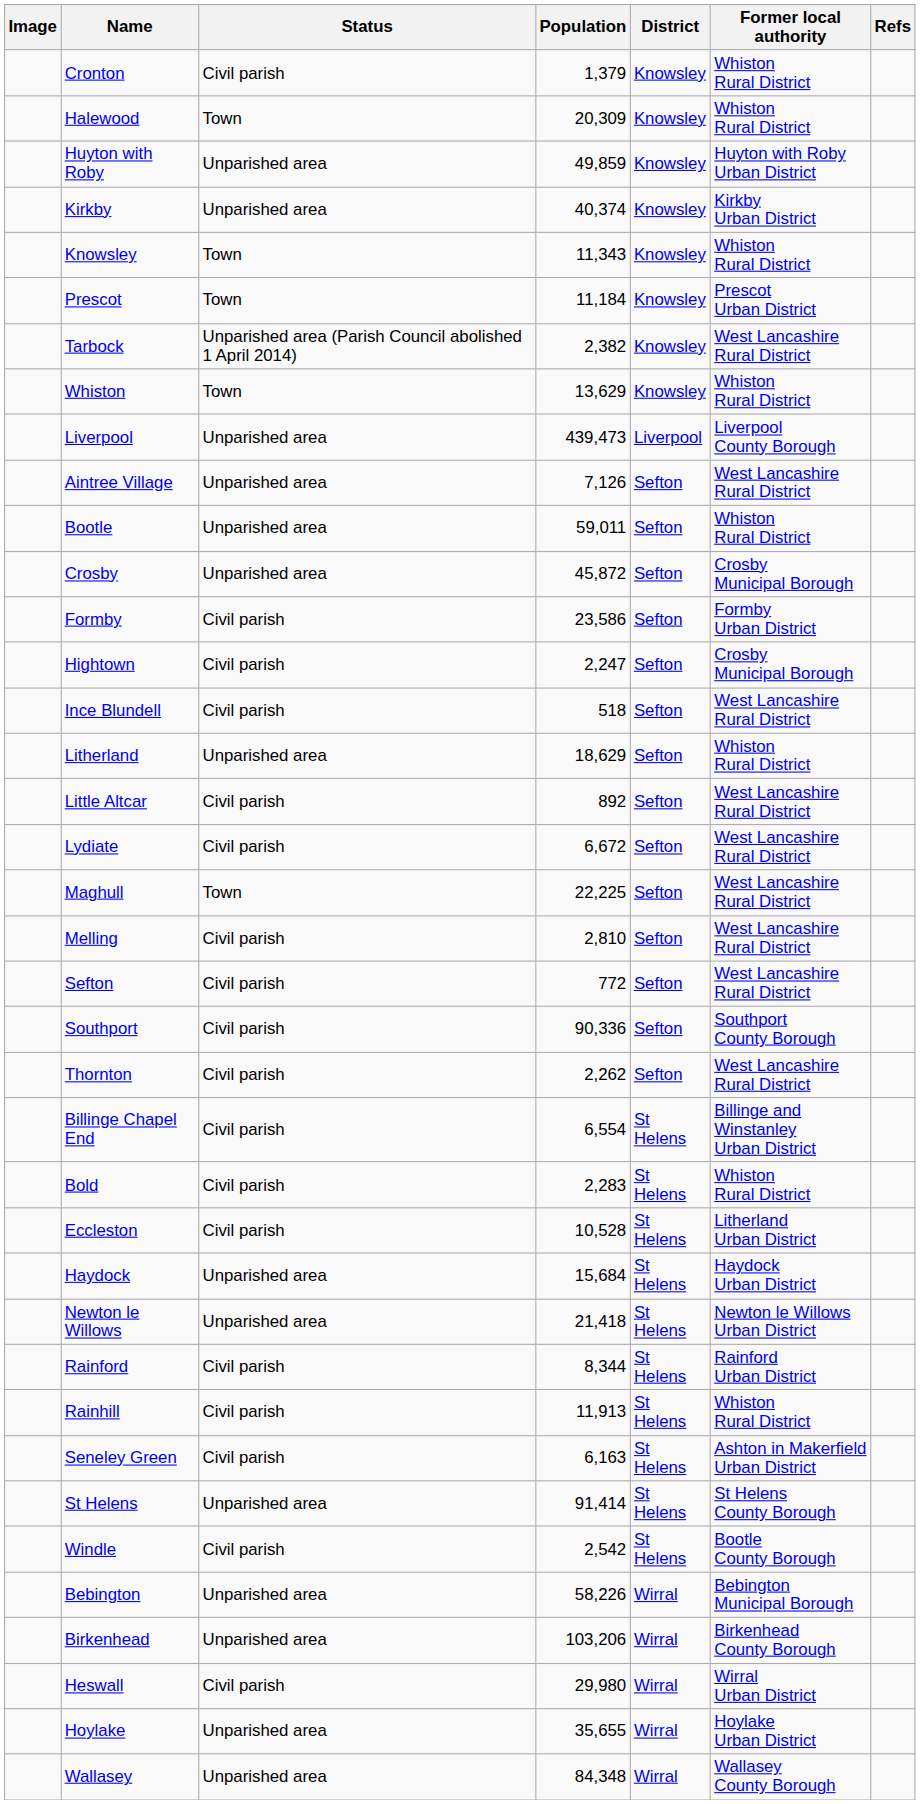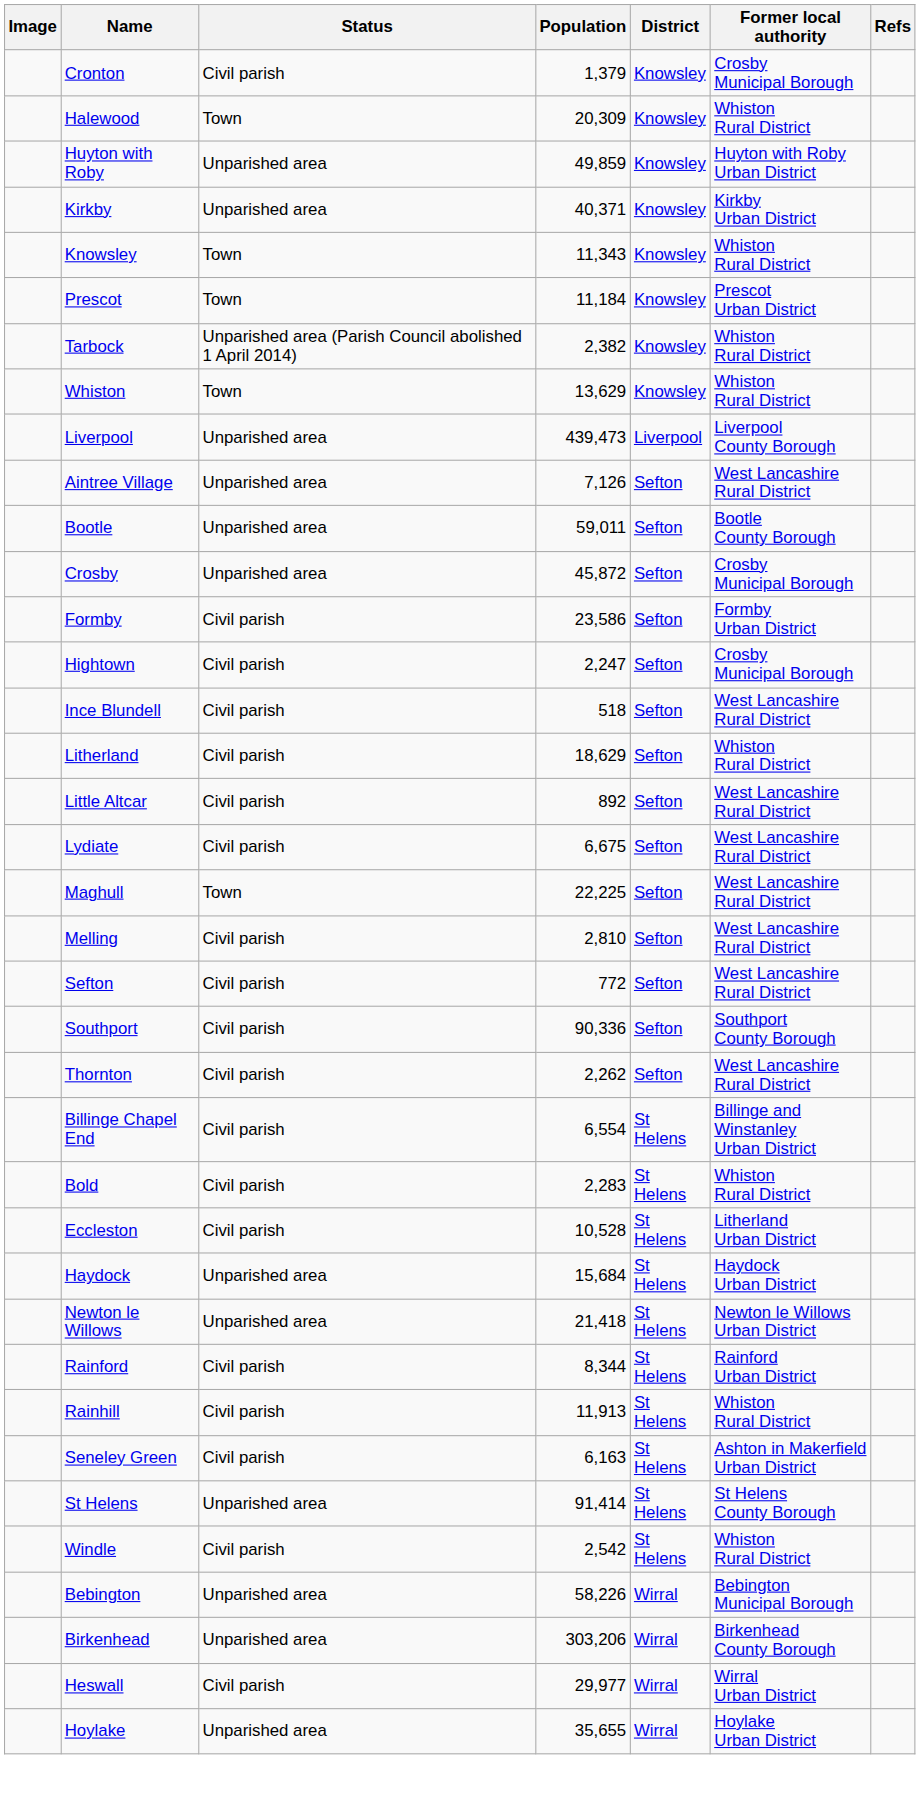(762, 72) Whiston Rural District -> (784, 72) Crosby Municipal Borough
(600, 209) 40,374 -> (600, 209) 40,371
(777, 346) West Lancashire Rural District -> (762, 346) Whiston Rural District
(762, 528) Whiston Rural District -> (775, 528) Bootle County Borough
(265, 755) Unparished area -> (244, 755) Civil parish
(605, 847) 6,672 -> (605, 847) 6,675
(775, 1549) Bootle County Borough -> (762, 1549) Whiston Rural District
(596, 1640) 103,206 -> (596, 1640) 303,206
(600, 1685) 29,980 -> (600, 1685) 29,977
- row: (98, 1776)
